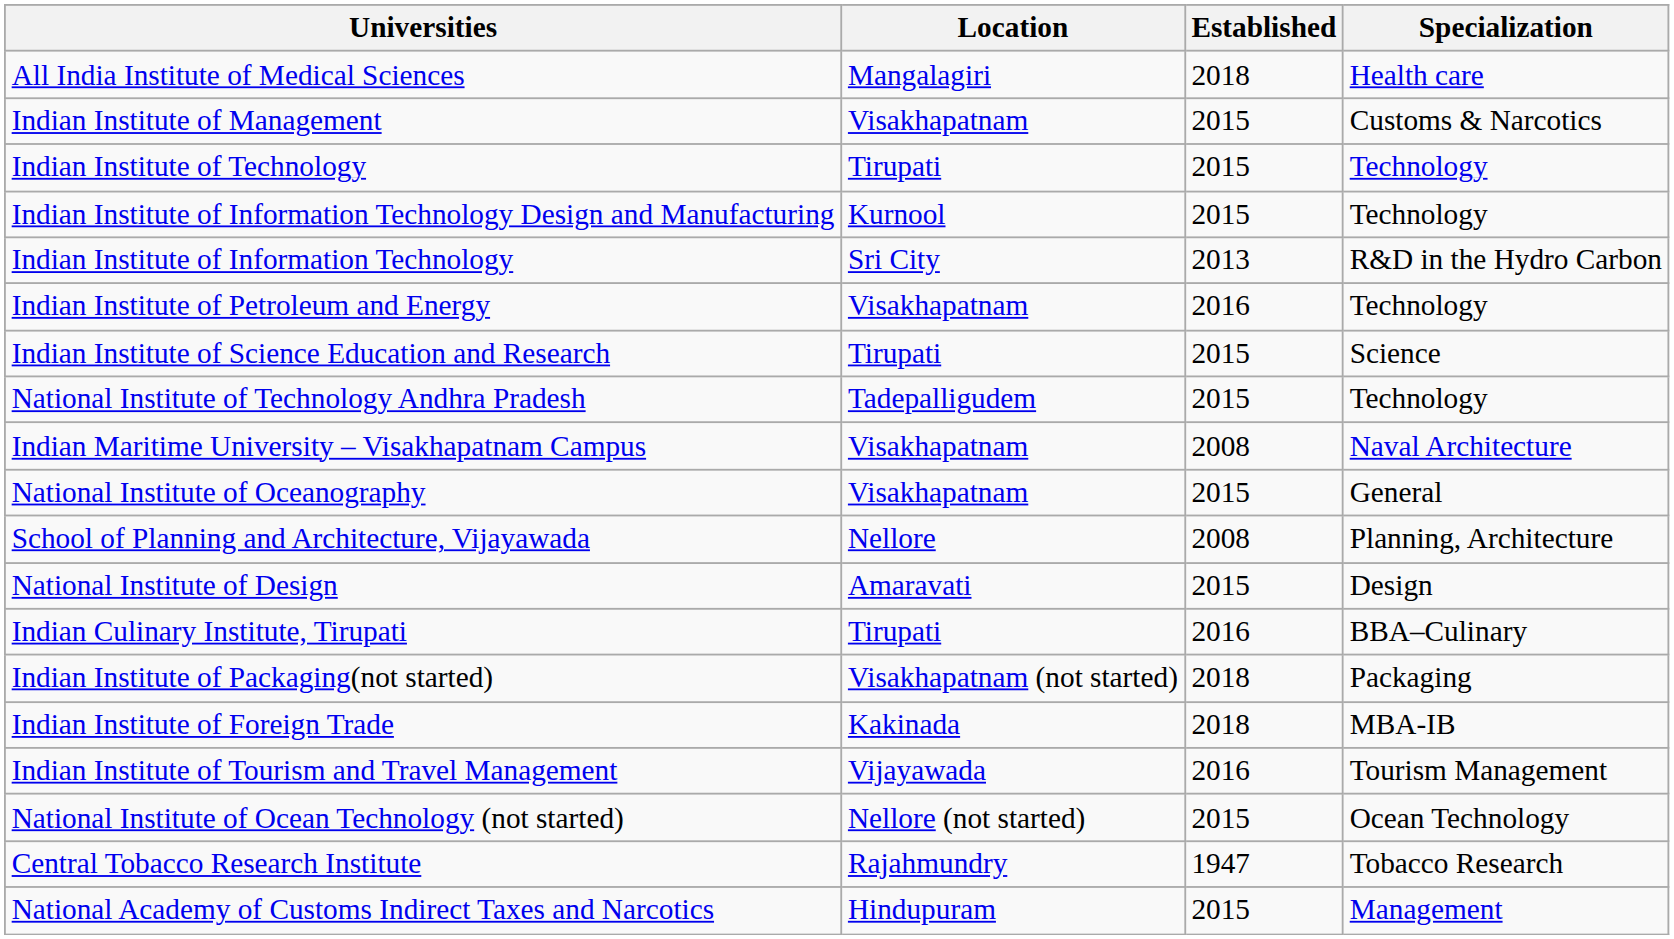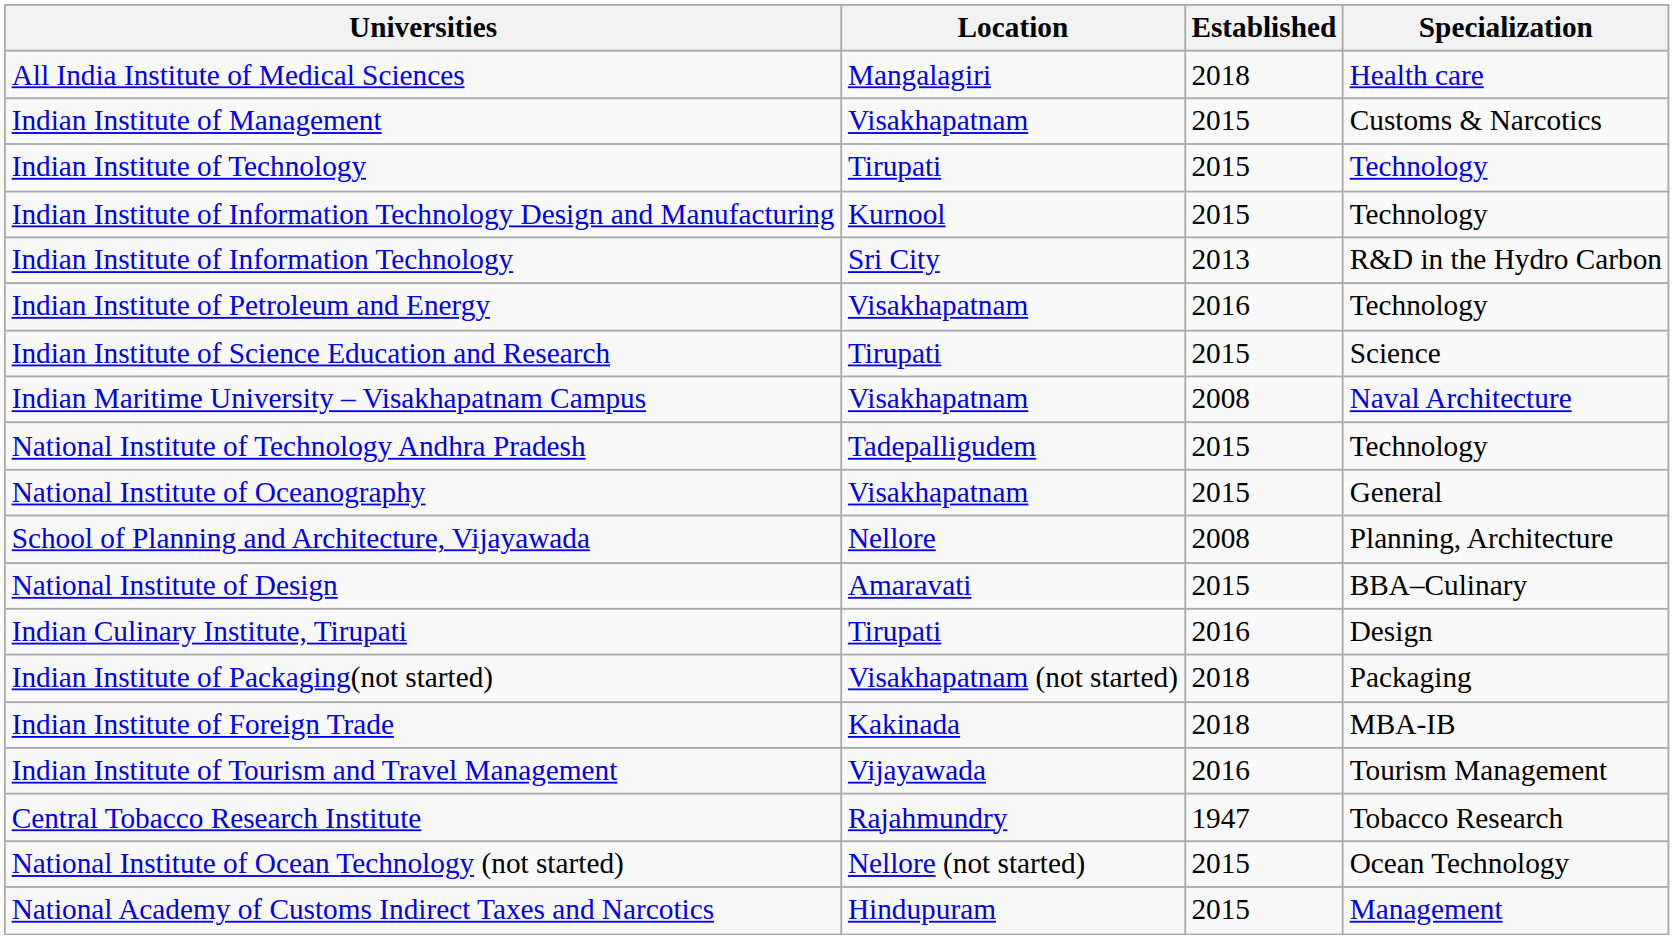rows swapped: (329, 445) <-> (299, 399)
(1391, 584) Design -> (1438, 584) BBA–Culinary
(1438, 631) BBA–Culinary -> (1391, 631) Design
rows swapped: (318, 817) <-> (216, 863)
